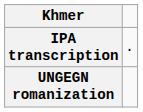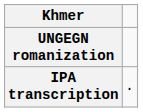rows swapped: (63, 87) <-> (63, 47)
